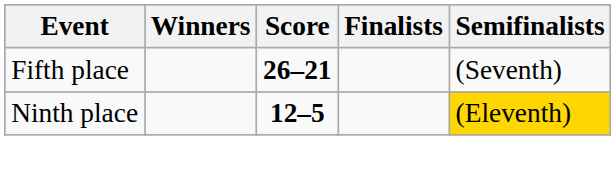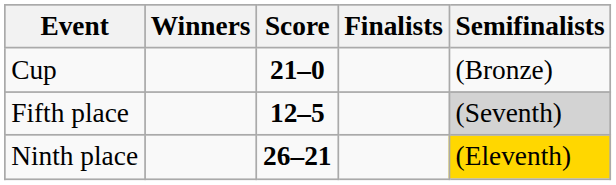+ row: (34, 69)
(297, 69) 26–21 -> (297, 112) 12–5
(509, 69) no background -> (509, 112) lightgrey background
(297, 112) 12–5 -> (297, 156) 26–21
